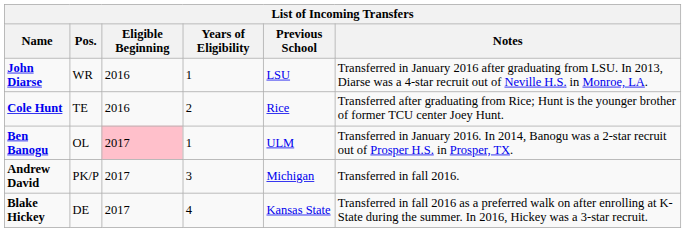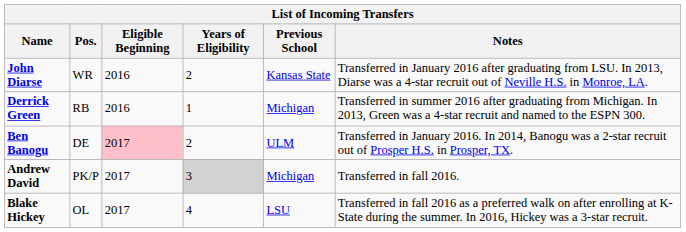(189, 75) 1 -> (189, 75) 2
(278, 75) LSU -> (299, 75) Kansas State
+ row: (28, 108)
- row: (35, 108)
(81, 142) OL -> (81, 142) DE
(189, 142) 1 -> (189, 142) 2
(189, 176) no background -> (189, 176) lightgrey background
(81, 210) DE -> (81, 210) OL
(299, 210) Kansas State -> (278, 210) LSU
